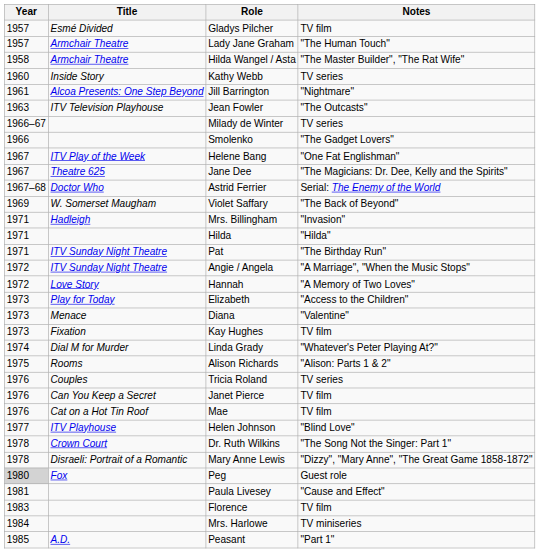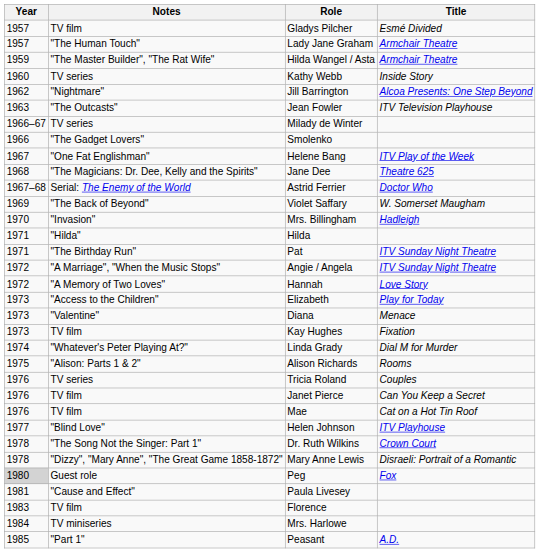columns swapped: (127, 12) <-> (416, 12)
(18, 60) 1958 -> (18, 60) 1959
(18, 92) 1961 -> (18, 92) 1962
(18, 172) 1967 -> (18, 172) 1968
(18, 220) 1971 -> (18, 220) 1970
